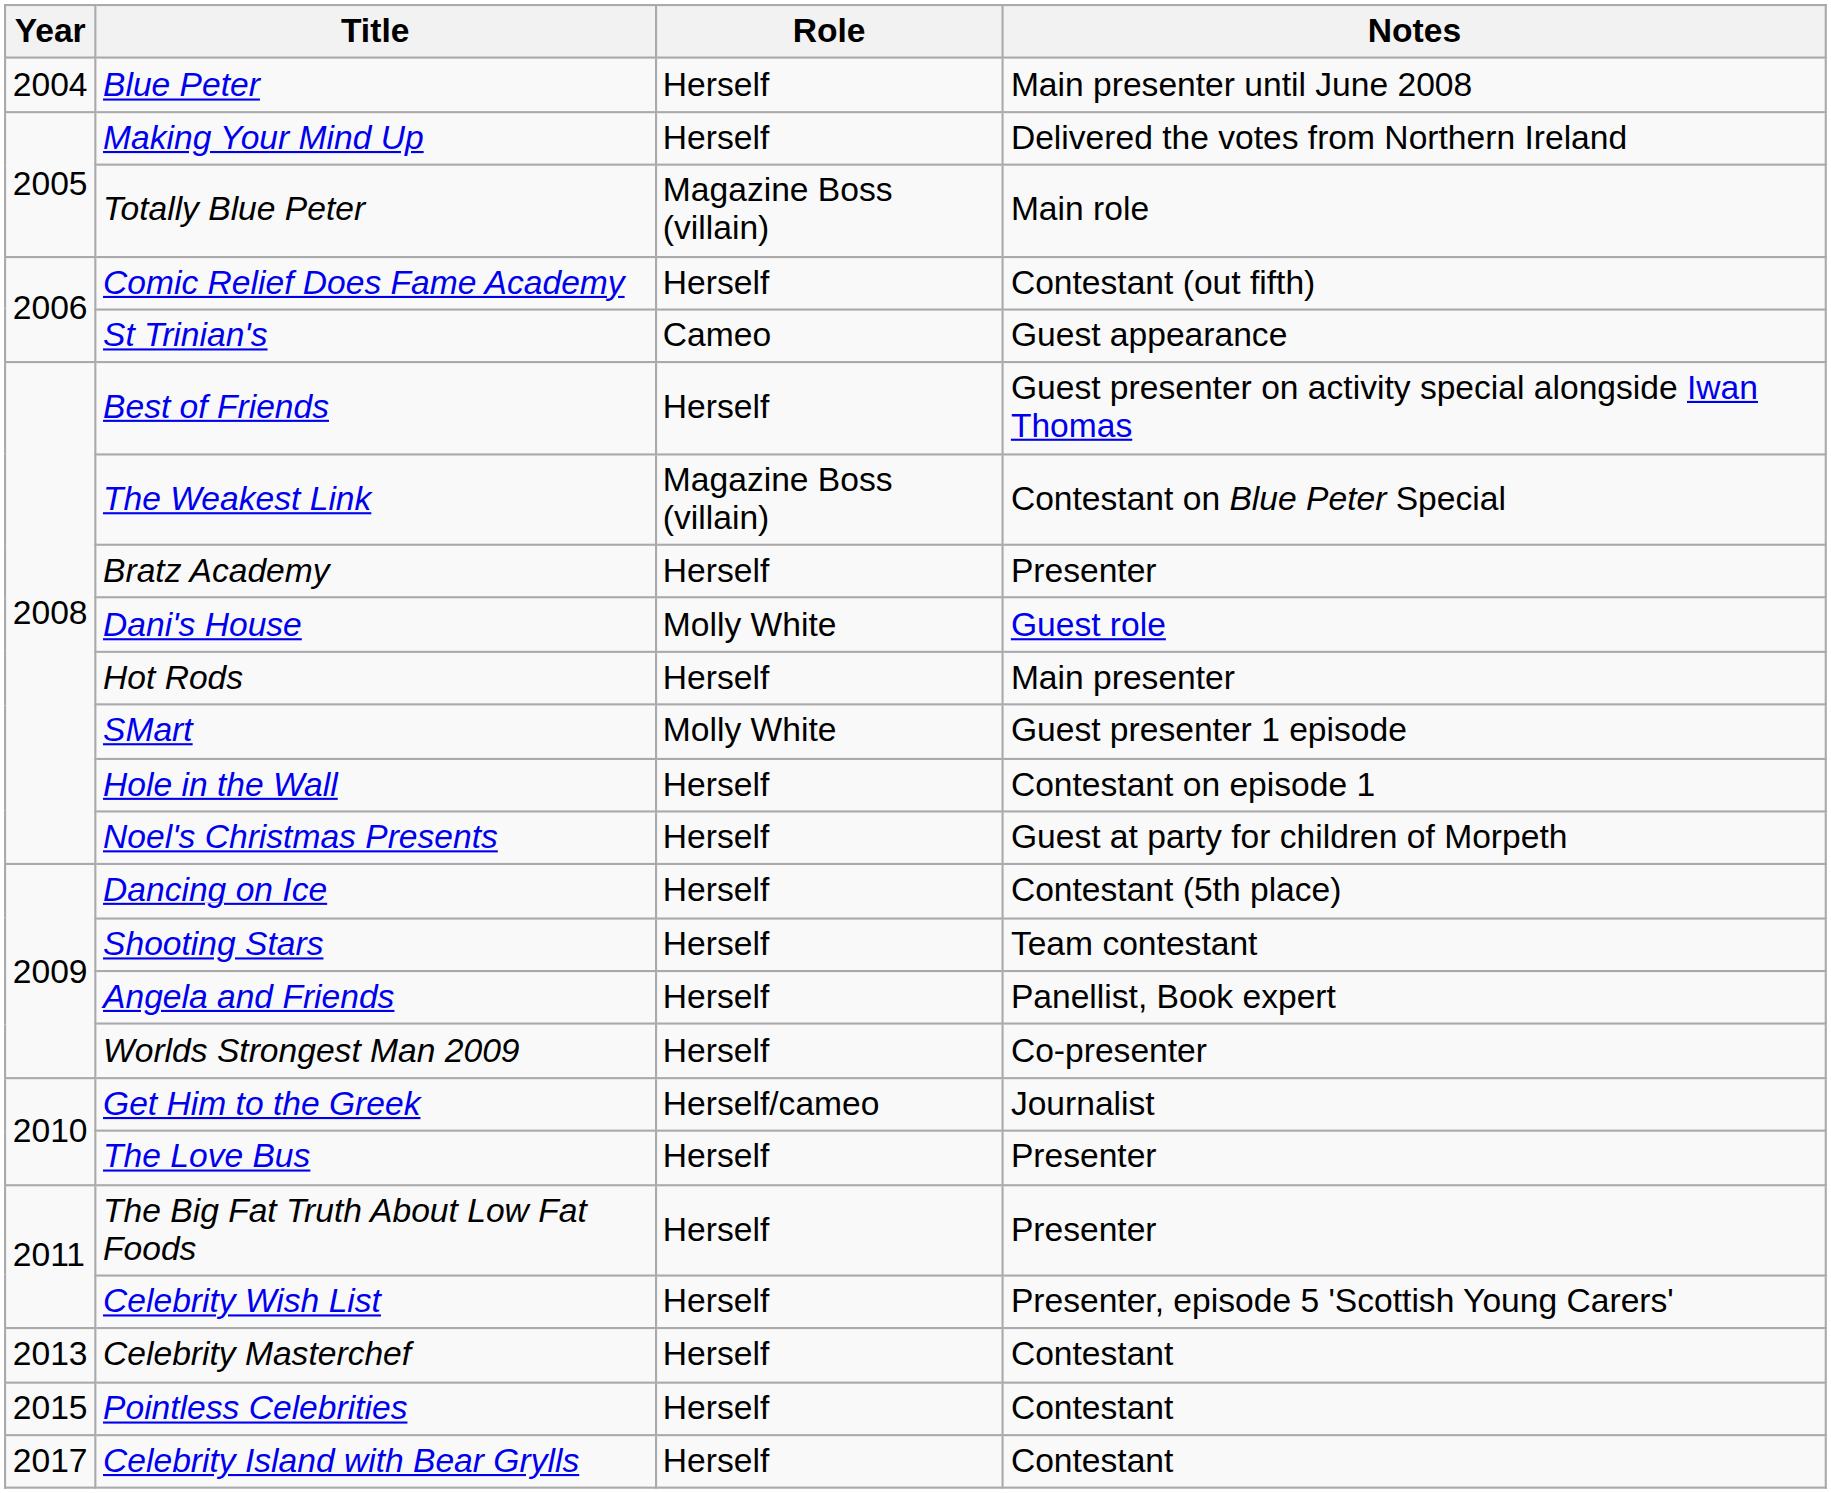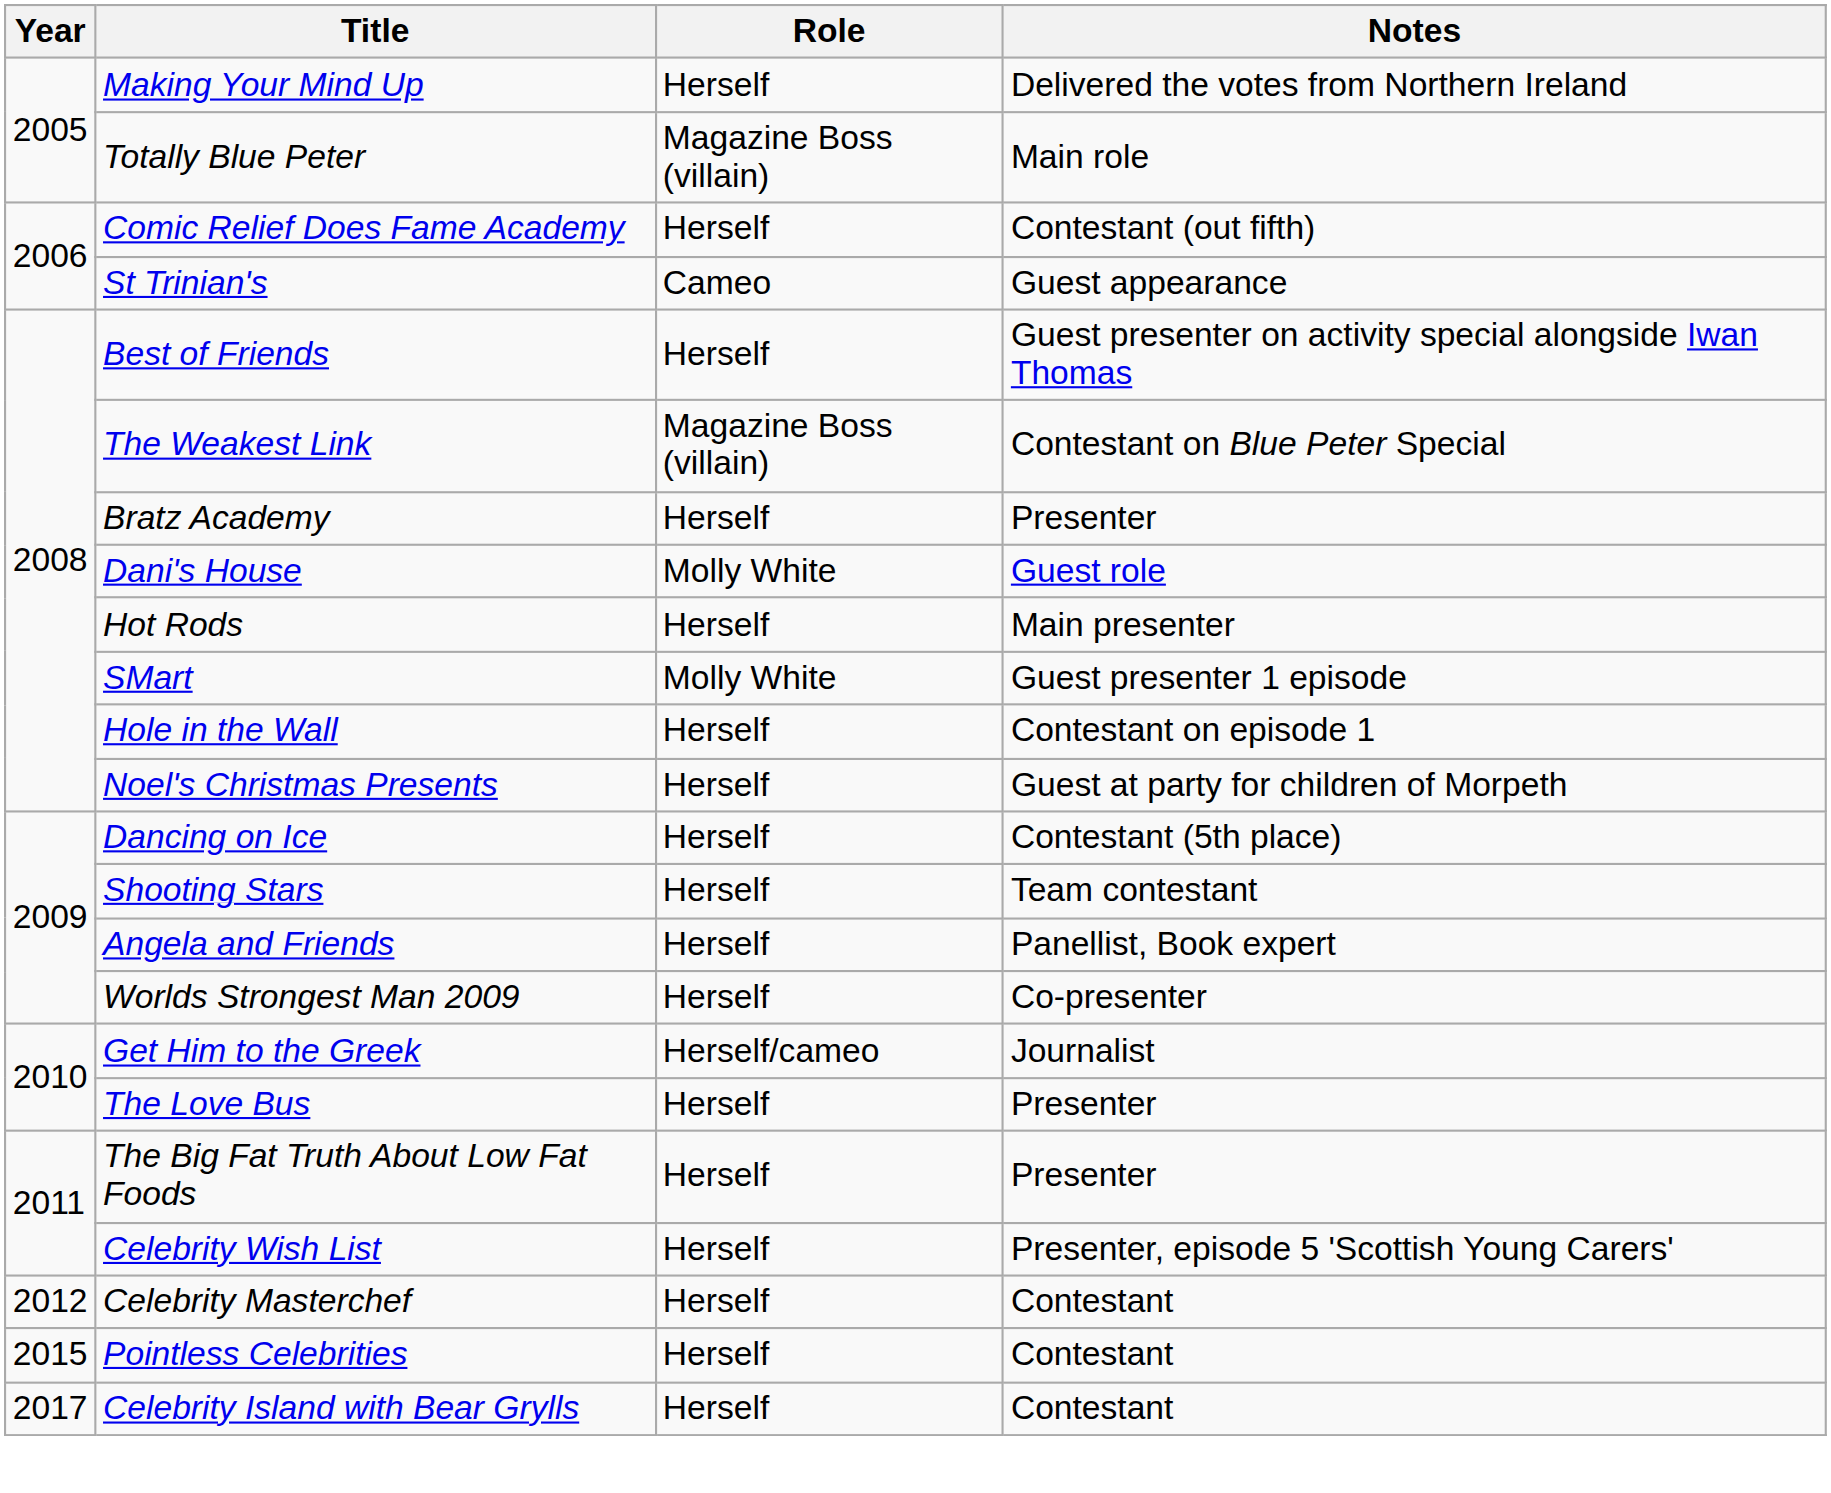- row: (181, 84)
(50, 1354) 2013 -> (50, 1301) 2012
